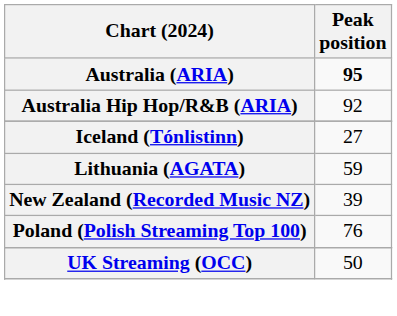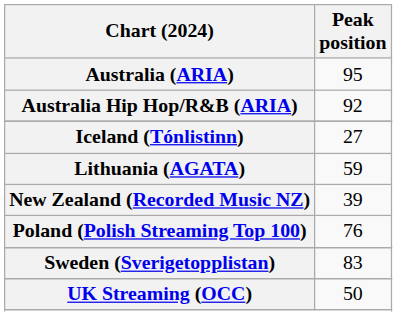(353, 74) bold -> (353, 74) normal
+ row: (160, 262)
